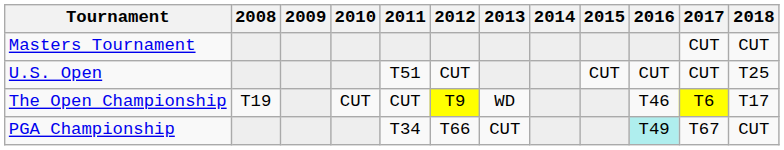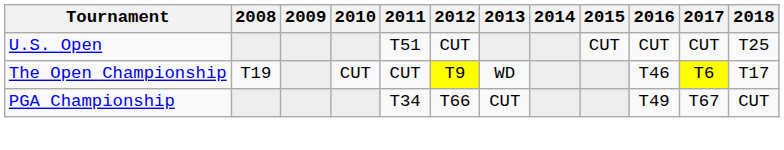- row: (102, 47)
(654, 131) paleturquoise background -> (654, 103) no background
